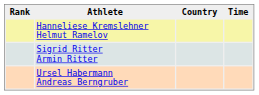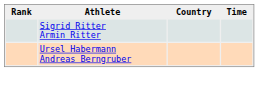- row: (93, 31)
